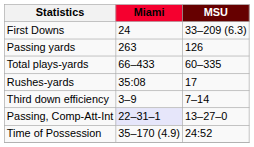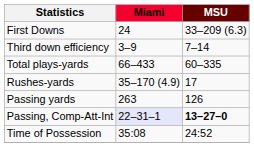rows swapped: (58, 99) <-> (41, 47)
(132, 82) 35:08 -> (149, 82) 35–170 (4.9)
(206, 116) normal -> (206, 116) bold
(149, 133) 35–170 (4.9) -> (132, 133) 35:08
